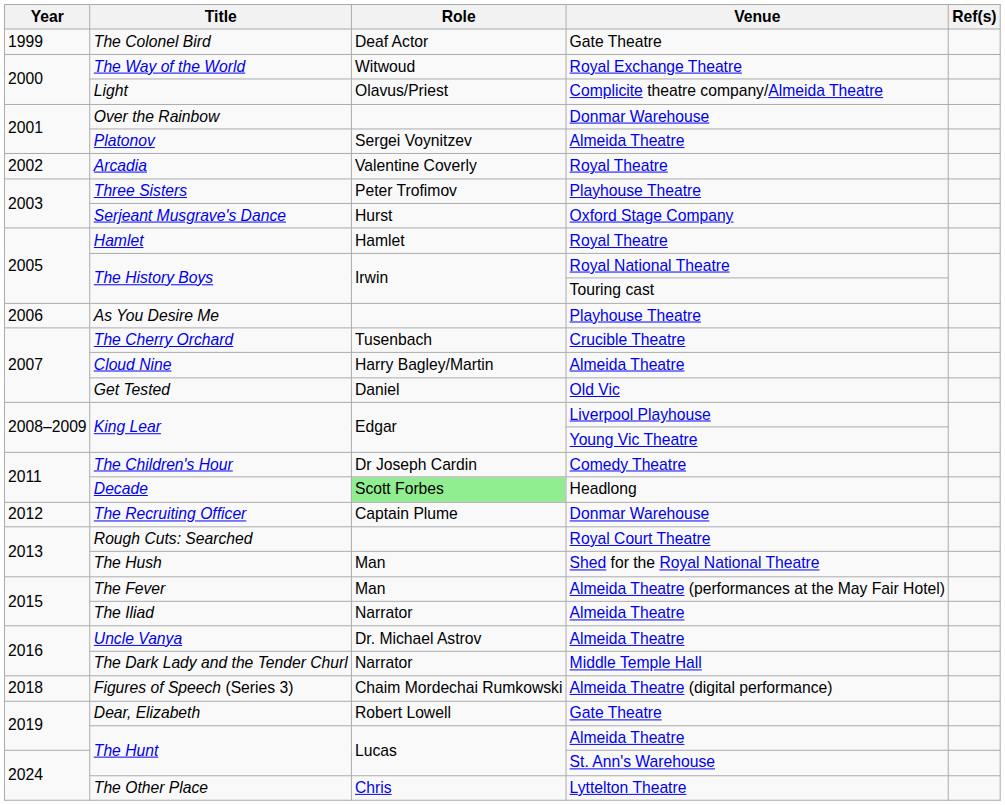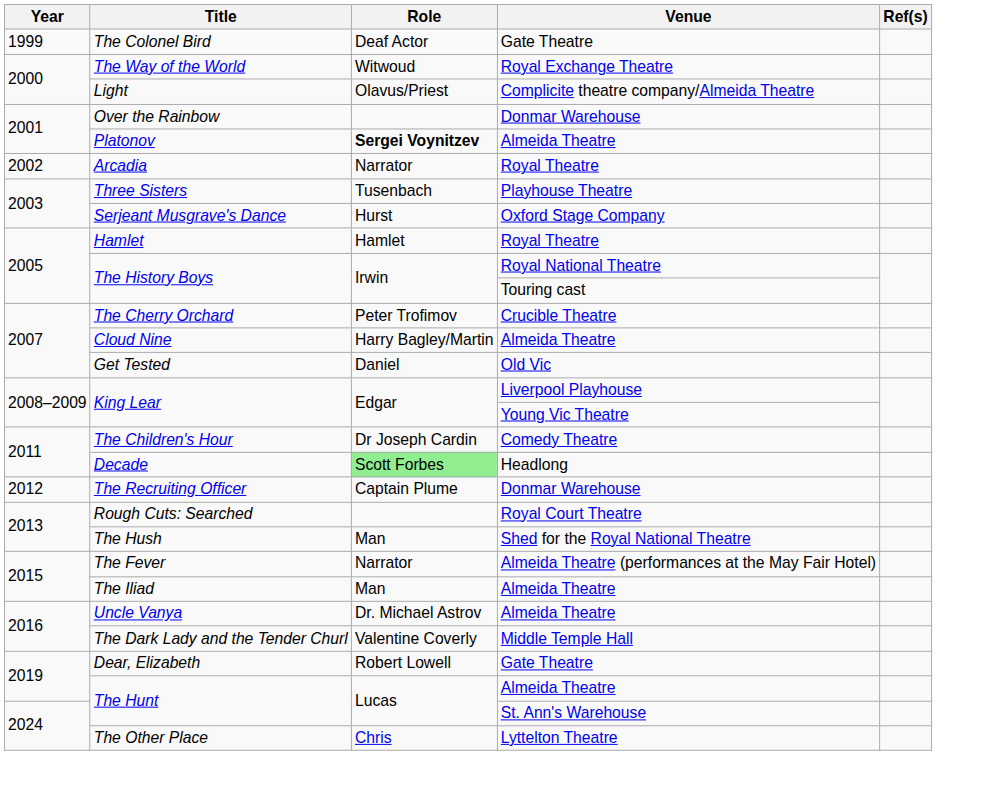(413, 141) normal -> (417, 141) bold
(416, 166) Valentine Coverly -> (384, 166) Narrator
(406, 191) Peter Trofimov -> (393, 191) Tusenbach
- row: (156, 315)
(393, 340) Tusenbach -> (406, 315) Peter Trofimov
(370, 588) Man -> (384, 564) Narrator
(384, 613) Narrator -> (370, 588) Man
(384, 663) Narrator -> (416, 638) Valentine Coverly
- row: (194, 688)
